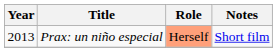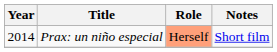(21, 36) 2013 -> (21, 36) 2014
